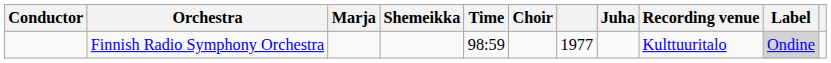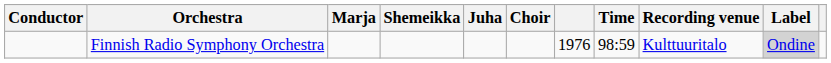columns swapped: (618, 18) <-> (486, 18)
(577, 44) 1977 -> (574, 44) 1976
